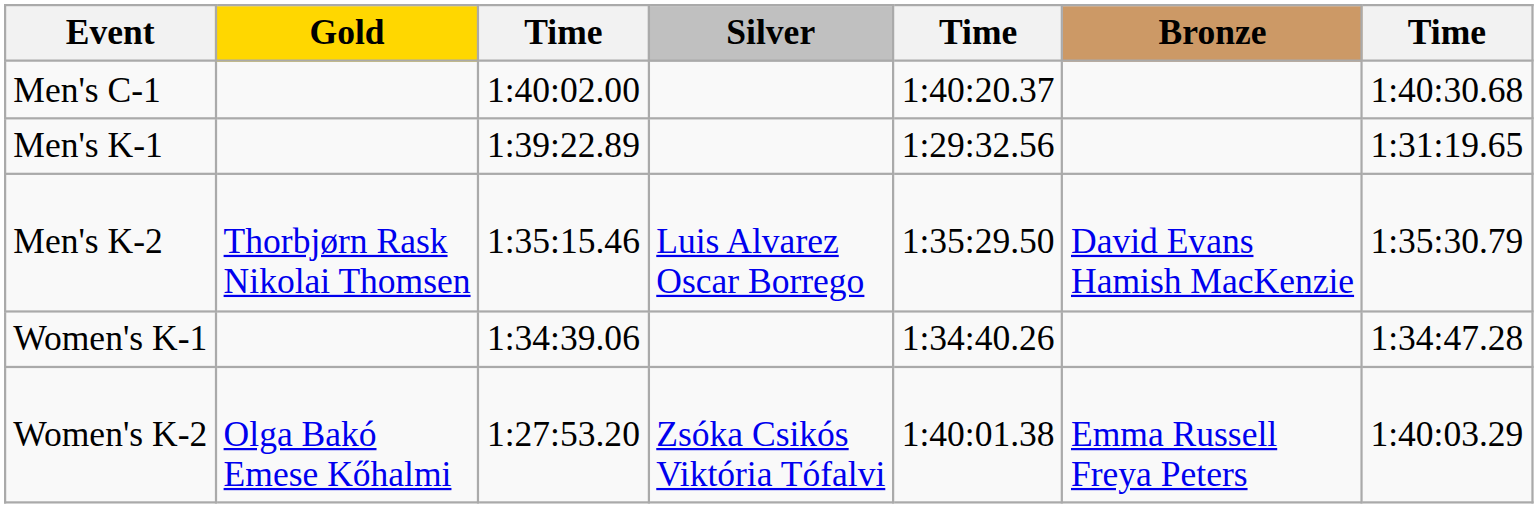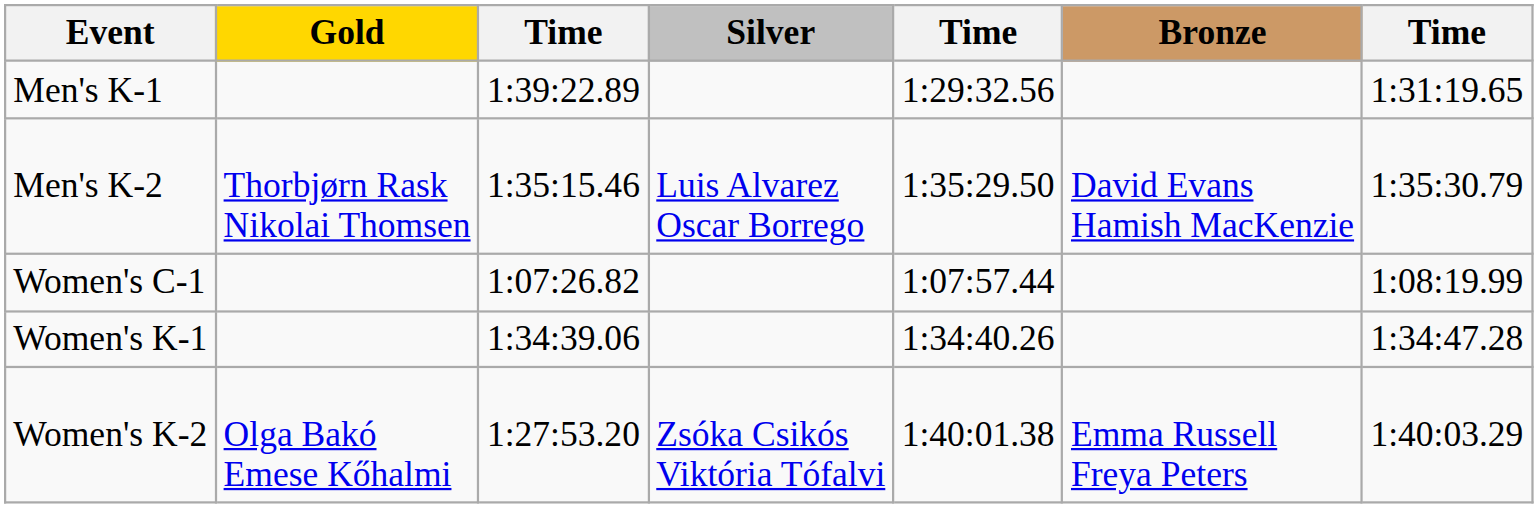- row: (87, 88)
+ row: (109, 281)
